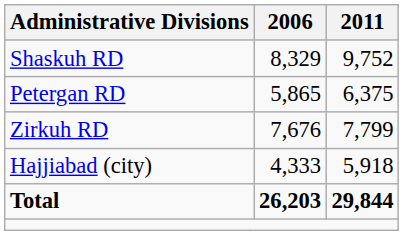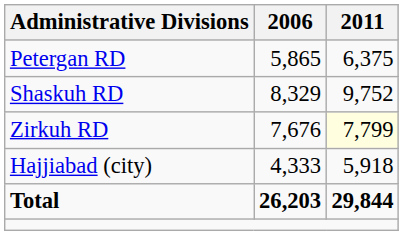rows swapped: (68, 93) <-> (67, 58)
(368, 129) no background -> (368, 129) lightyellow background
